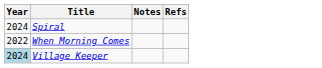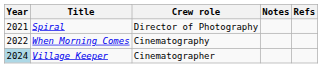+ column: (196, 12)
(17, 26) 2024 -> (17, 26) 2021
